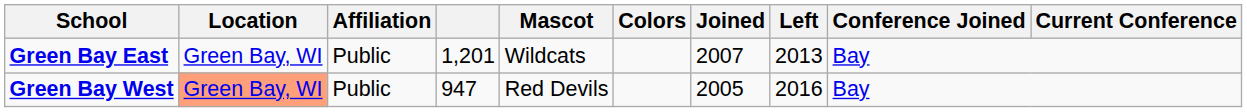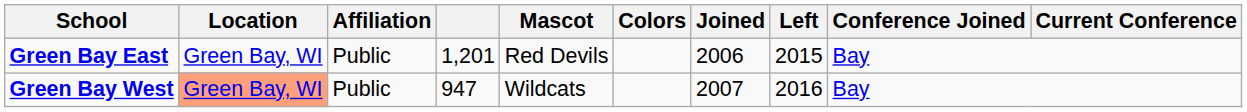(545, 55) Wildcats -> (557, 55) Red Devils
(720, 55) 2007 -> (720, 55) 2006
(799, 55) 2013 -> (799, 55) 2015
(557, 89) Red Devils -> (545, 89) Wildcats
(720, 89) 2005 -> (720, 89) 2007
